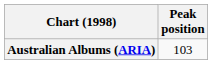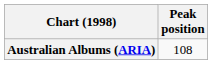(183, 49) 103 -> (183, 49) 108
